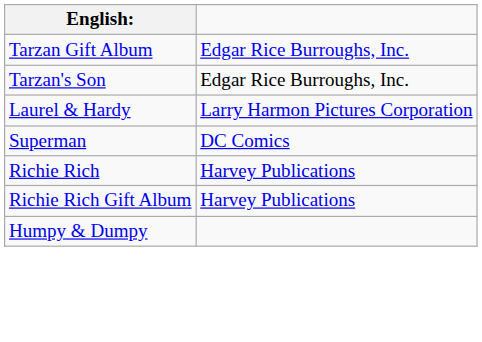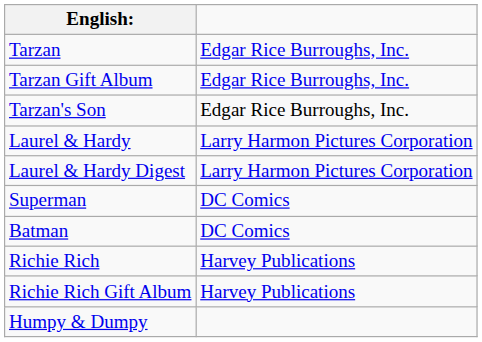+ row: (35, 49)
+ row: (97, 170)
+ row: (39, 230)
